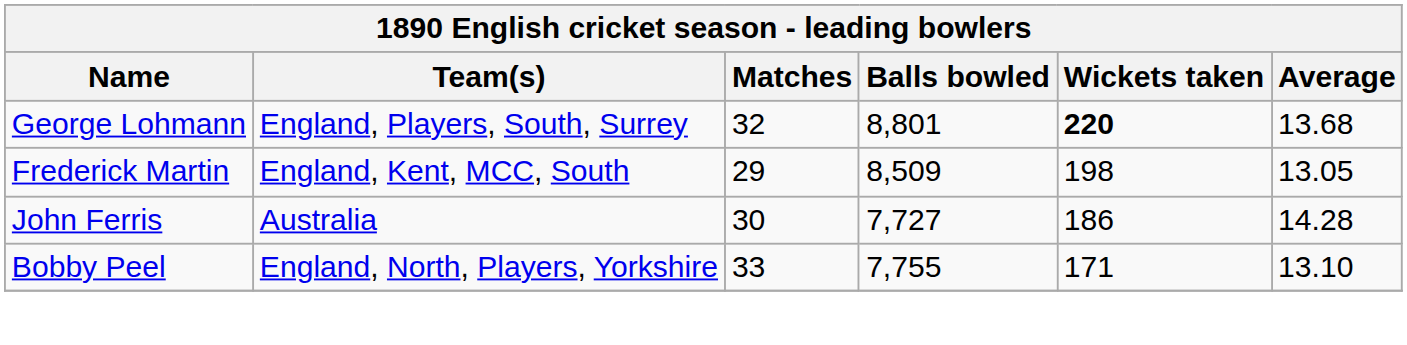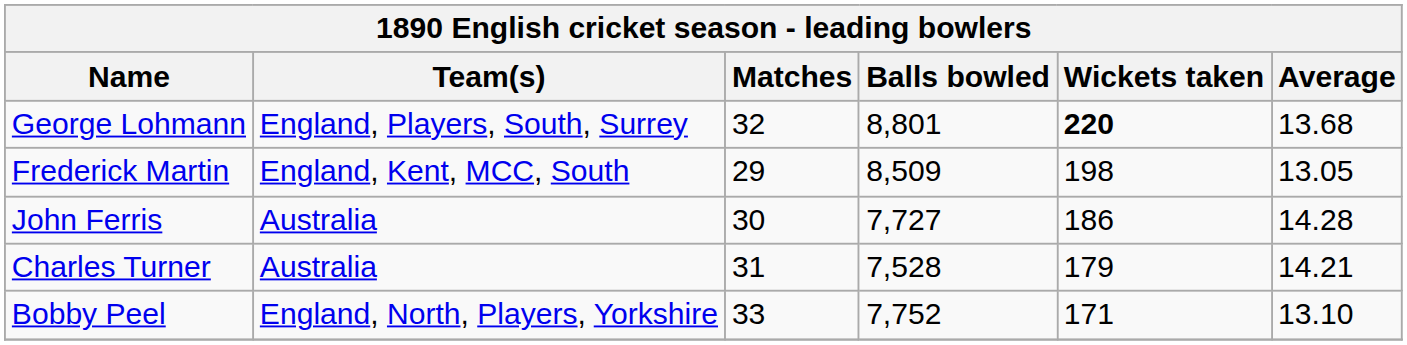+ row: (111, 266)
(904, 266) 7,755 -> (904, 314) 7,752
